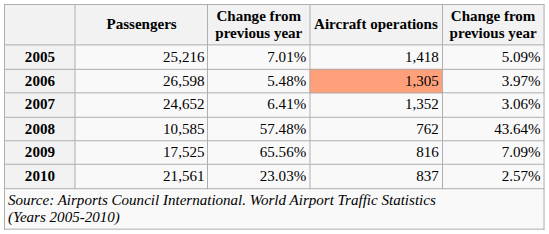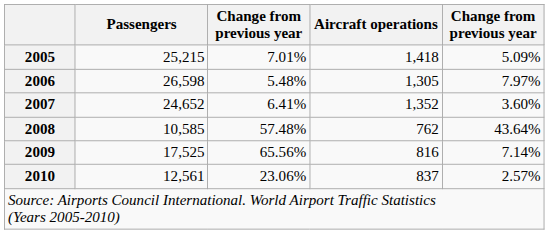(184, 57) 25,216 -> (184, 57) 25,215
(422, 81) lightsalmon background -> (422, 81) no background
(521, 81) 3.97% -> (521, 81) 7.97%
(521, 104) 3.06% -> (521, 104) 3.60%
(521, 152) 7.09% -> (521, 152) 7.14%
(184, 176) 21,561 -> (184, 176) 12,561
(283, 176) 23.03% -> (283, 176) 23.06%
